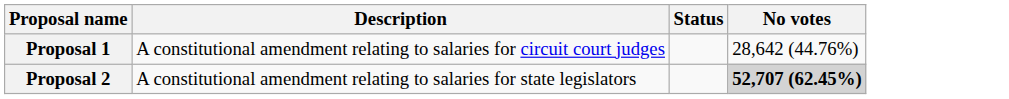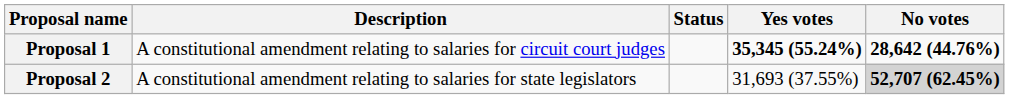+ column: (797, 19)
(795, 49) normal -> (935, 49) bold
